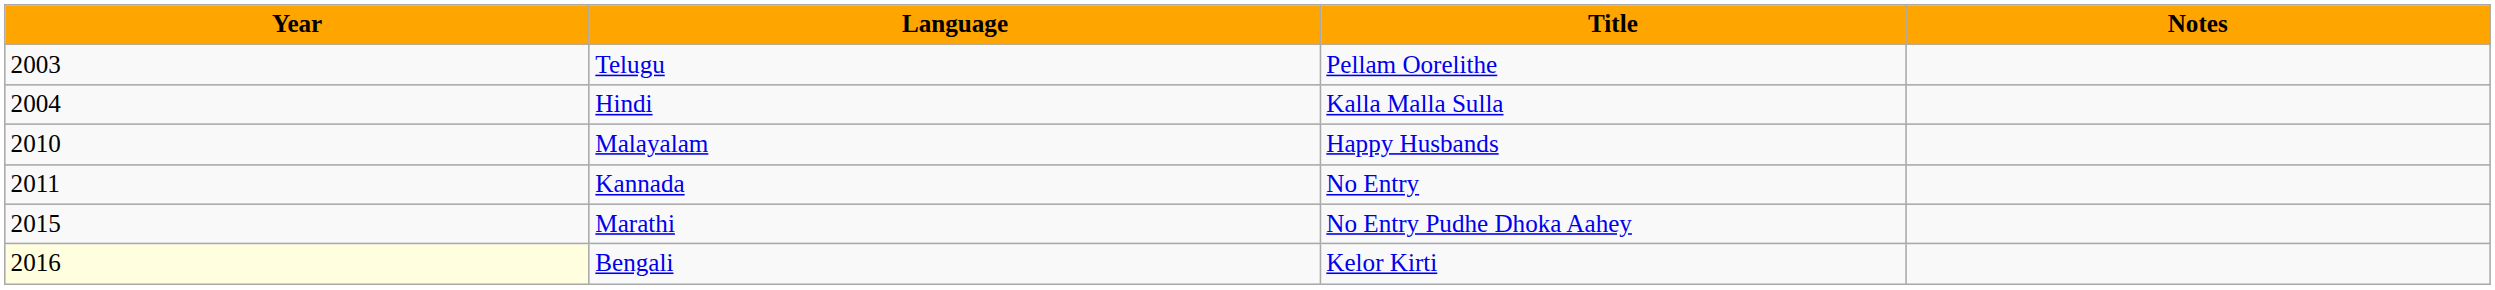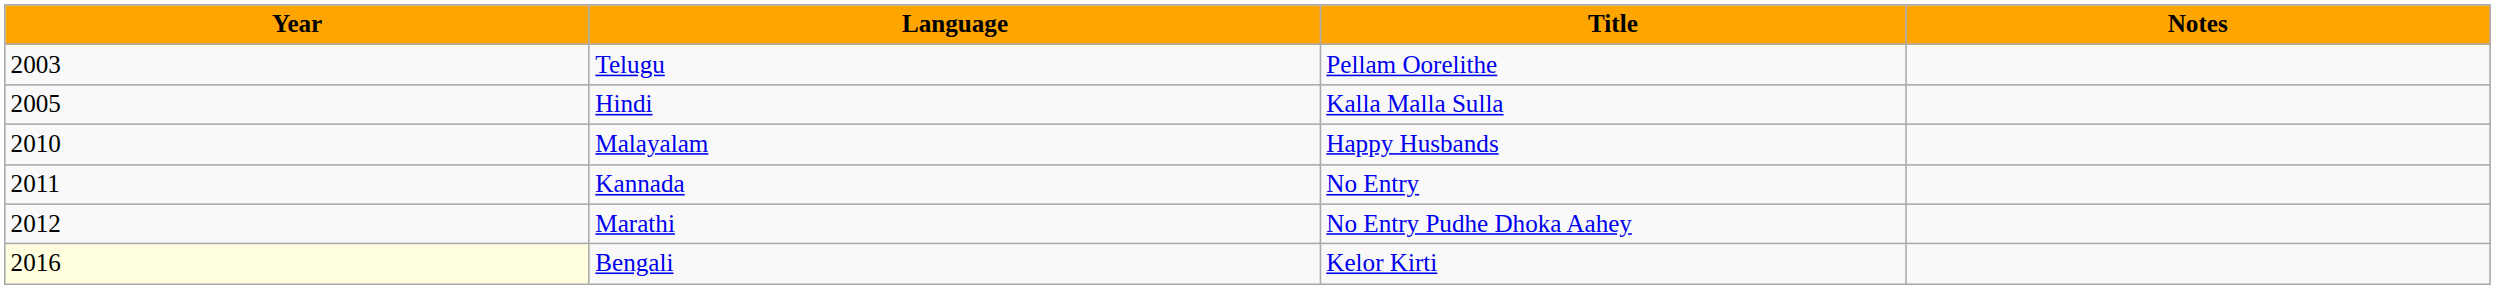(36, 104) 2004 -> (36, 104) 2005
(36, 223) 2015 -> (36, 223) 2012
